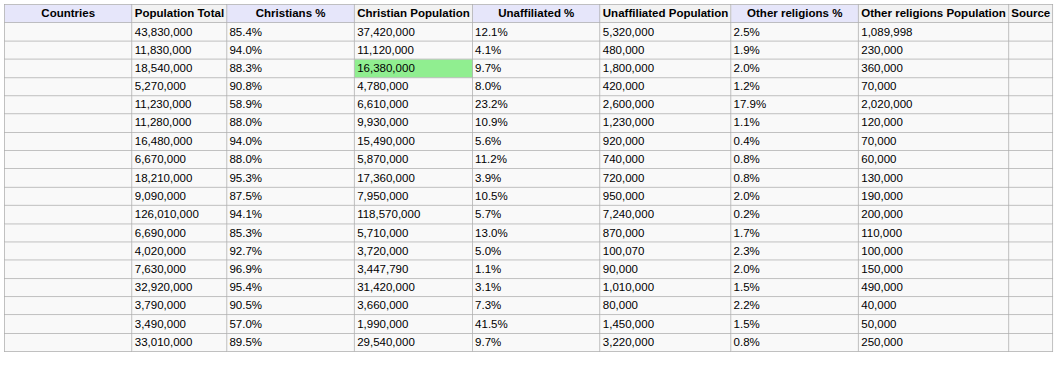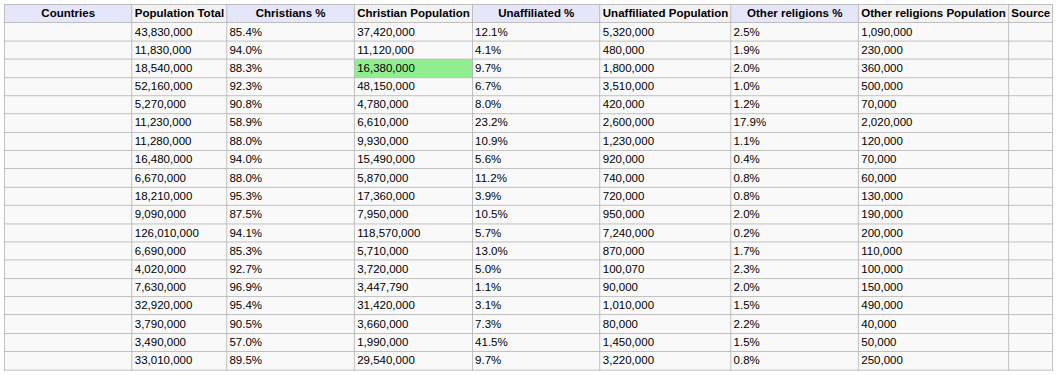(887, 31) 1,089,998 -> (887, 31) 1,090,000
+ row: (164, 86)
